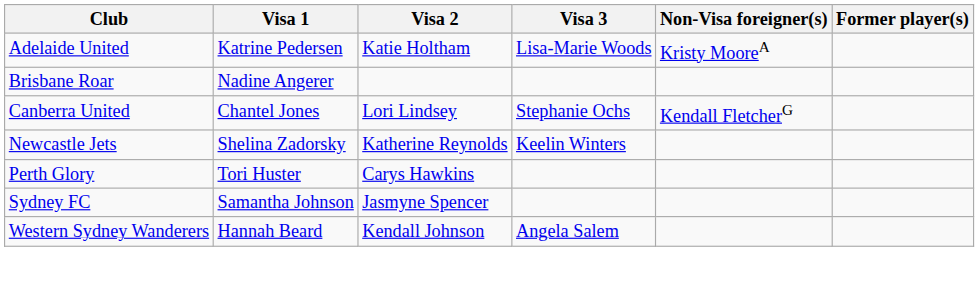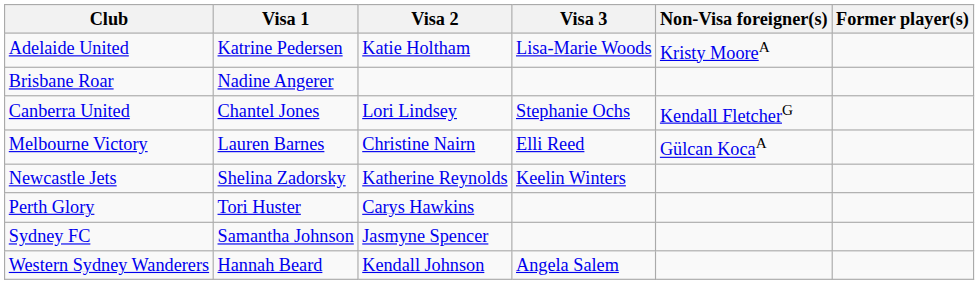+ row: (78, 144)
